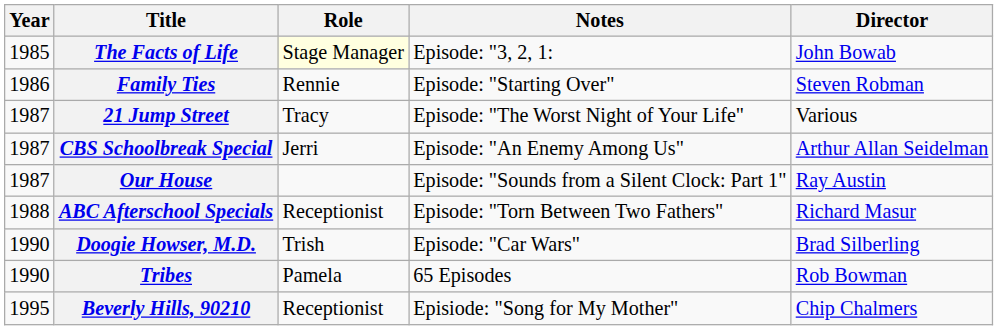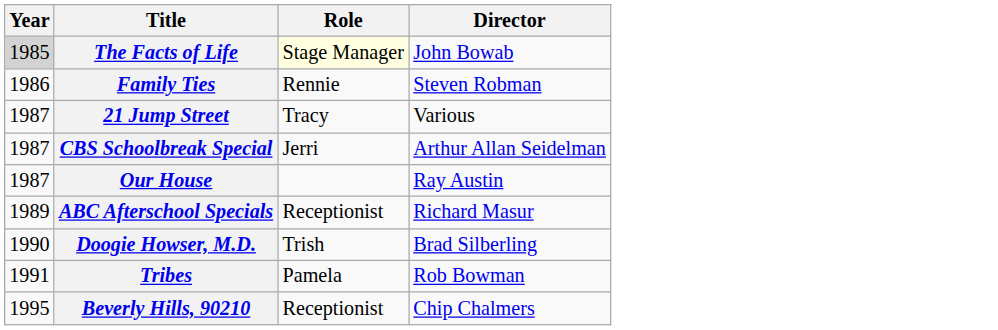- column: (600, 20)
(29, 52) no background -> (29, 52) lightgrey background
(29, 212) 1988 -> (29, 212) 1989
(29, 276) 1990 -> (29, 276) 1991
